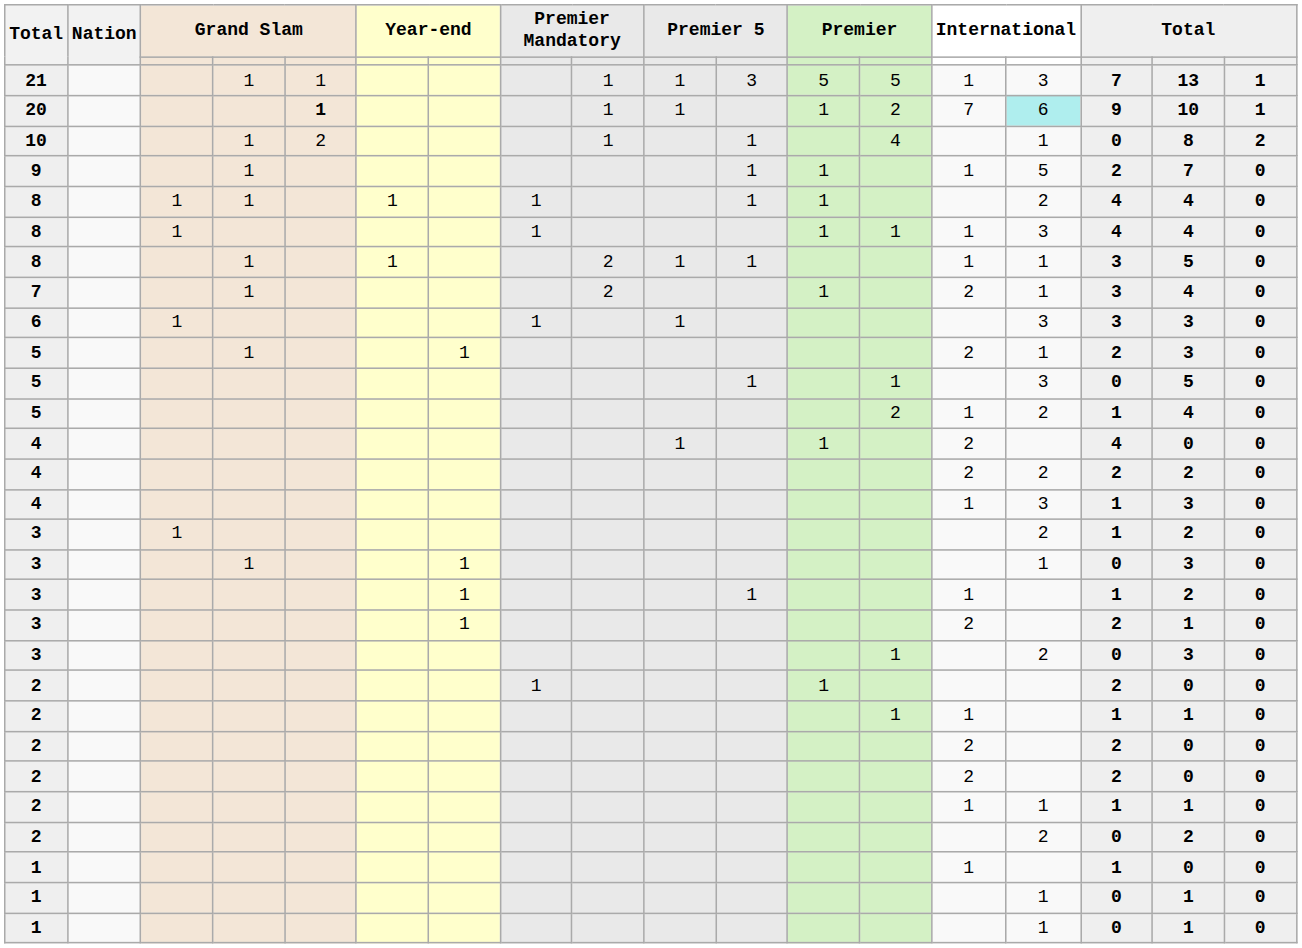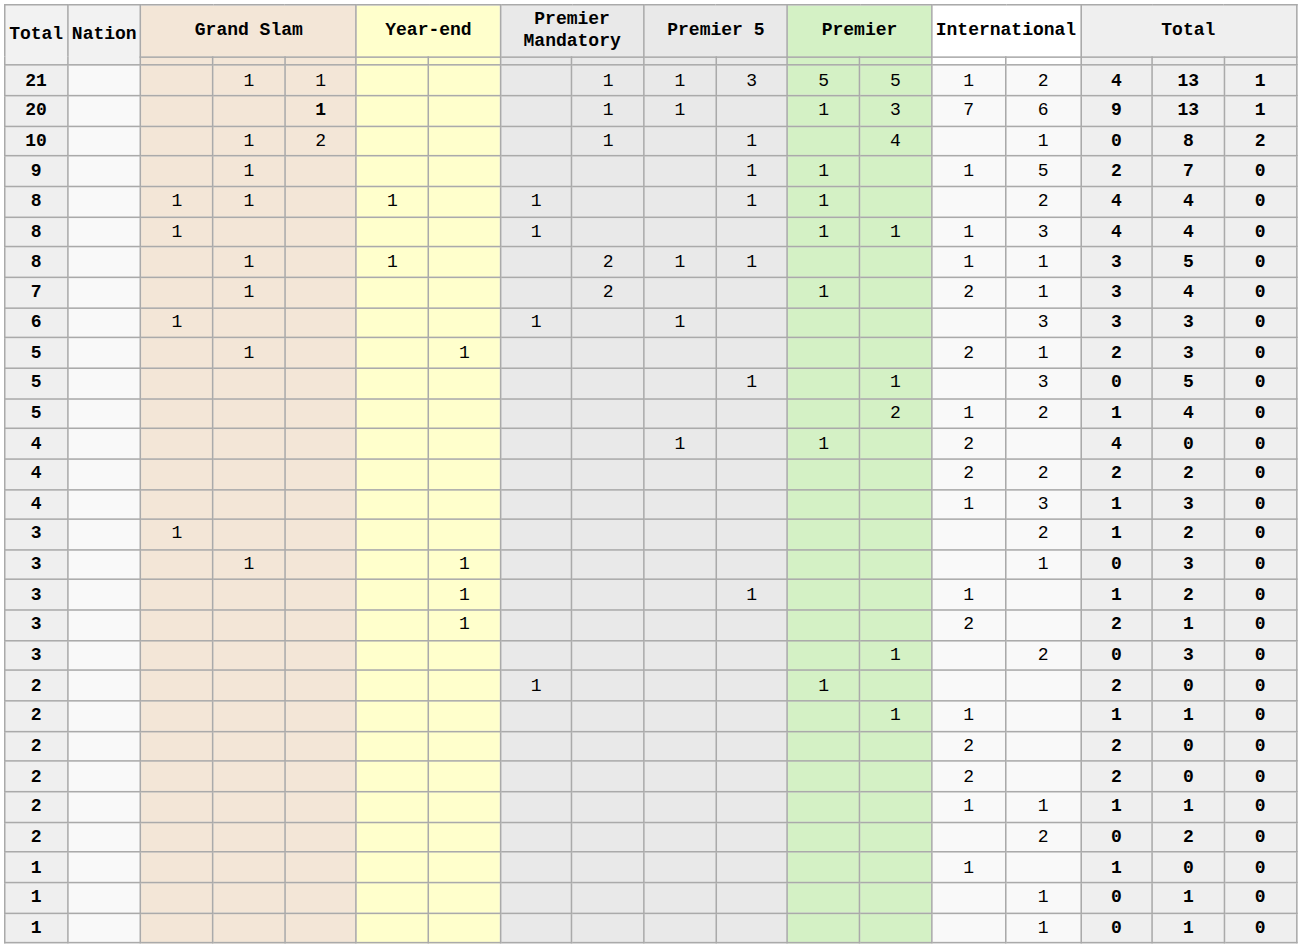(1043, 80) 3 -> (1043, 80) 2
(1116, 80) 7 -> (1116, 80) 4
(895, 110) 2 -> (895, 110) 3
(1043, 110) paleturquoise background -> (1043, 110) no background
(1188, 110) 10 -> (1188, 110) 13
